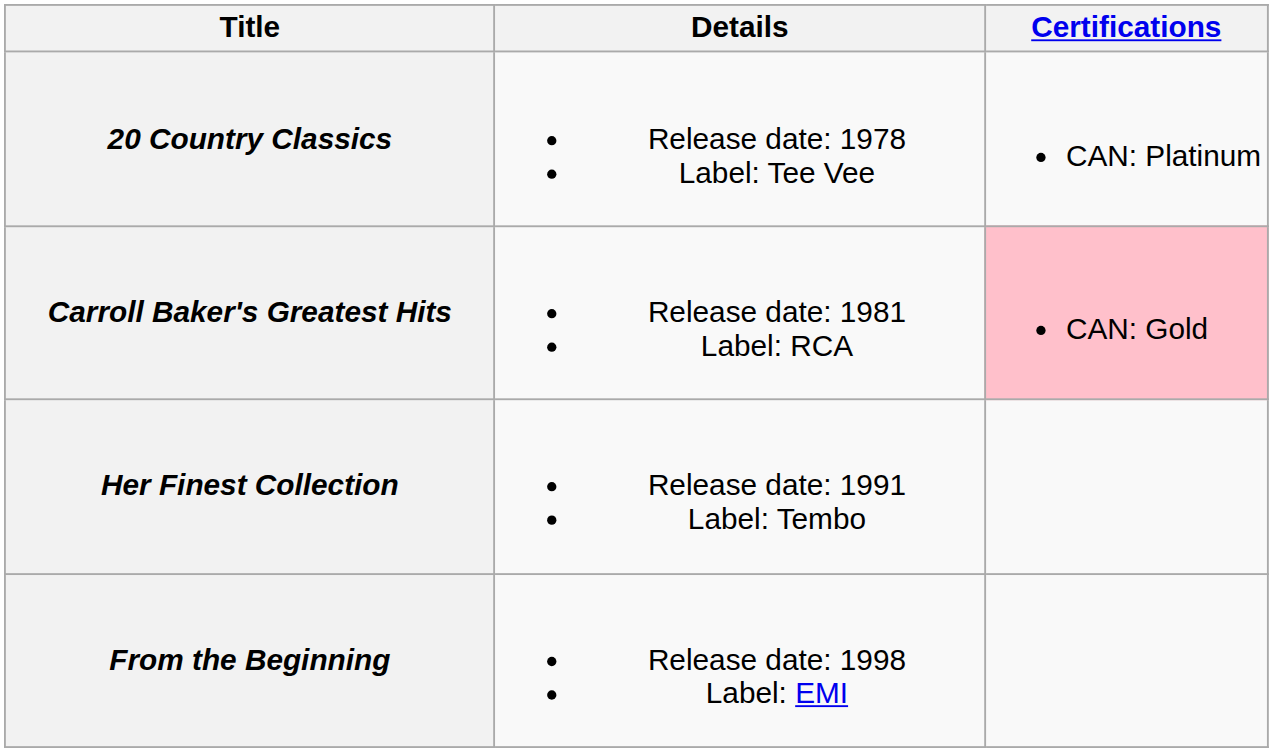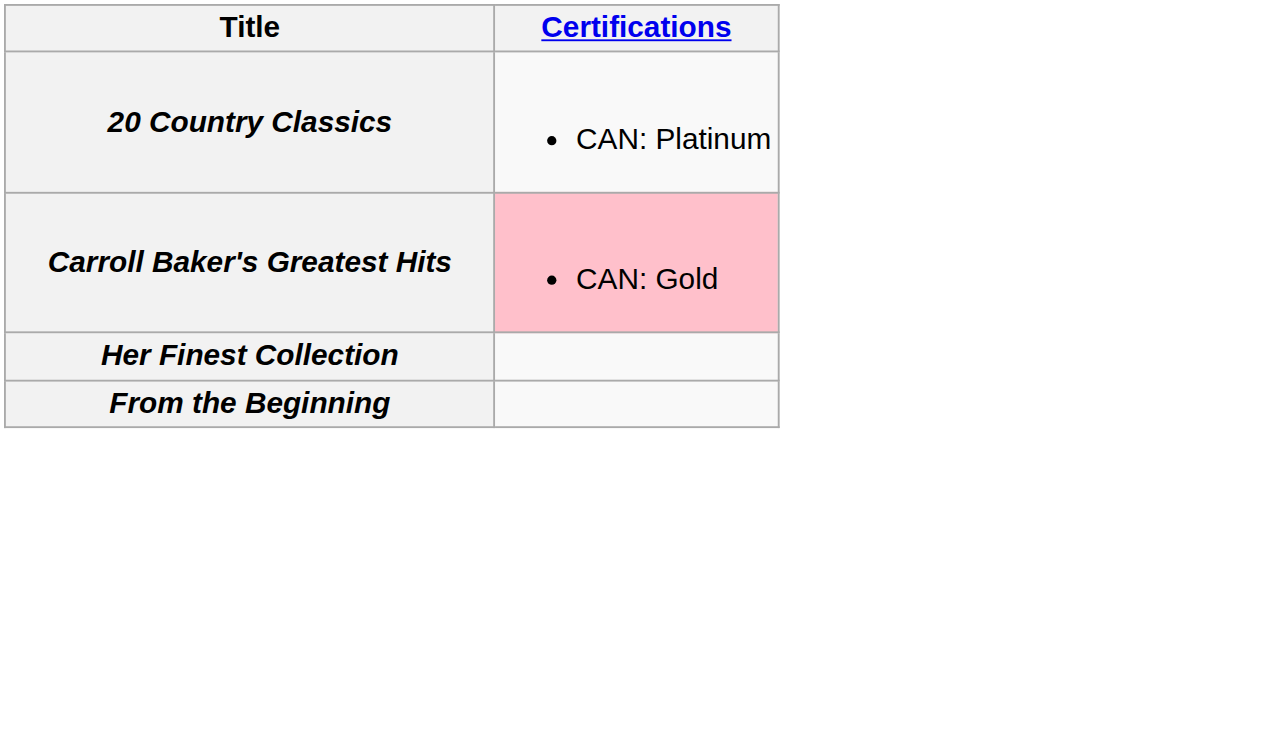- column: (740, 28)
